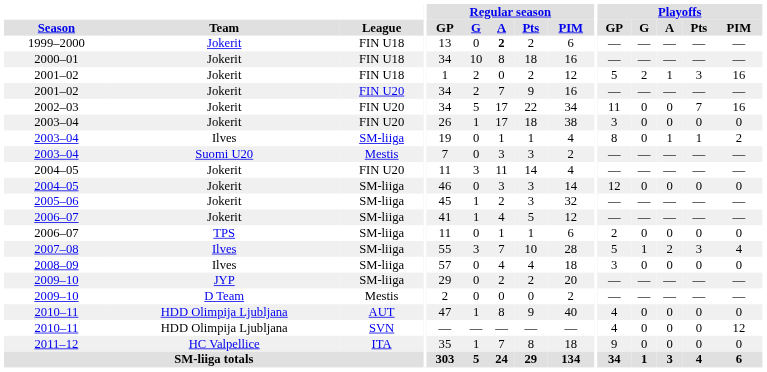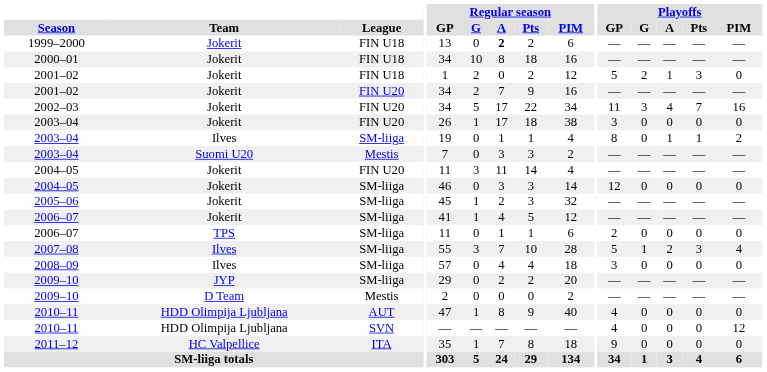(739, 75) 16 -> (739, 75) 0
(644, 106) 0 -> (644, 106) 3
(670, 106) 0 -> (670, 106) 4
